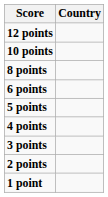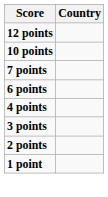- row: (27, 70)
+ row: (27, 70)
- row: (27, 107)
